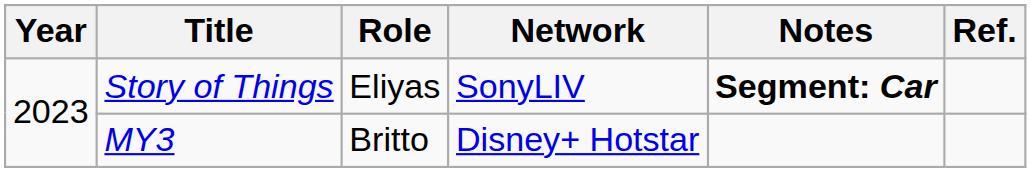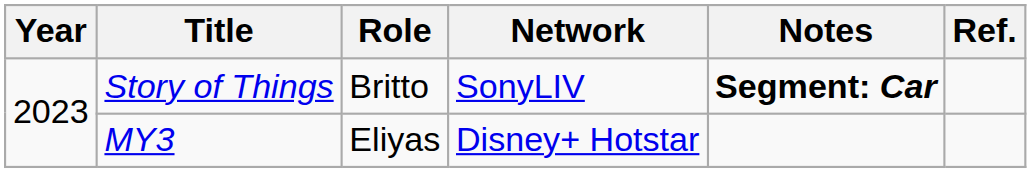(395, 85) Eliyas -> (389, 85) Britto
(389, 139) Britto -> (395, 139) Eliyas
